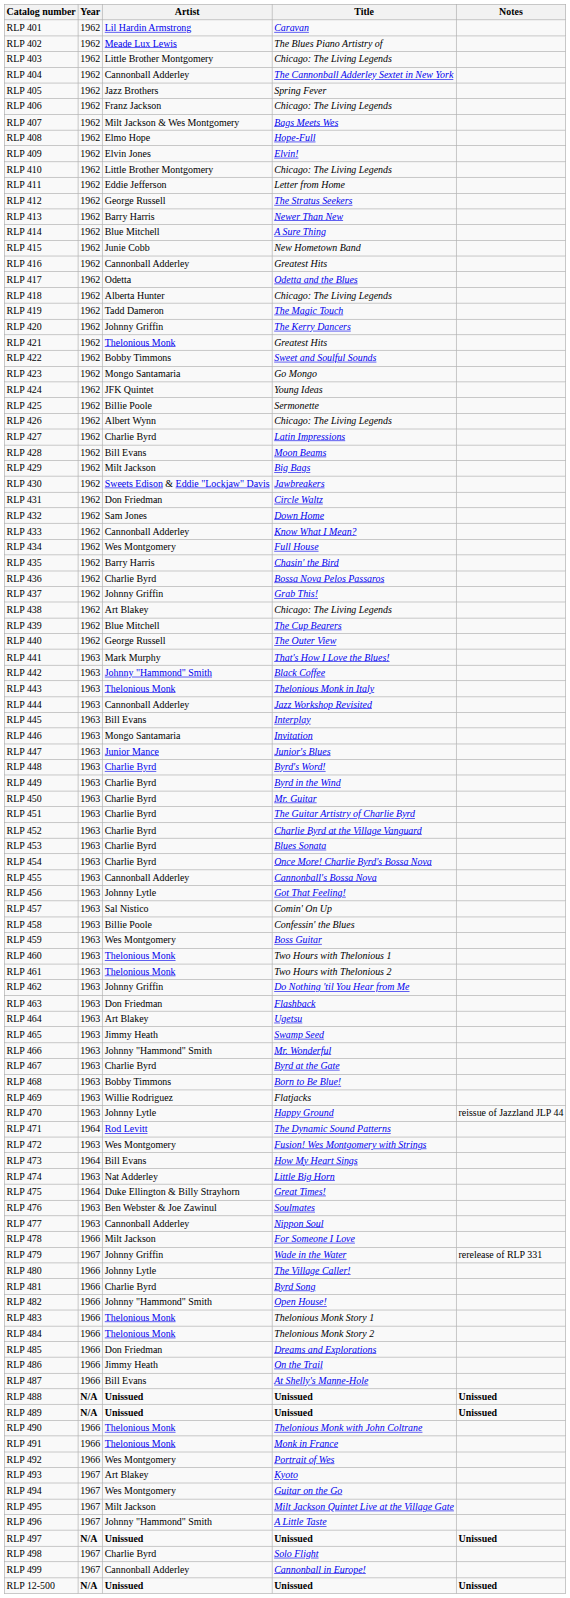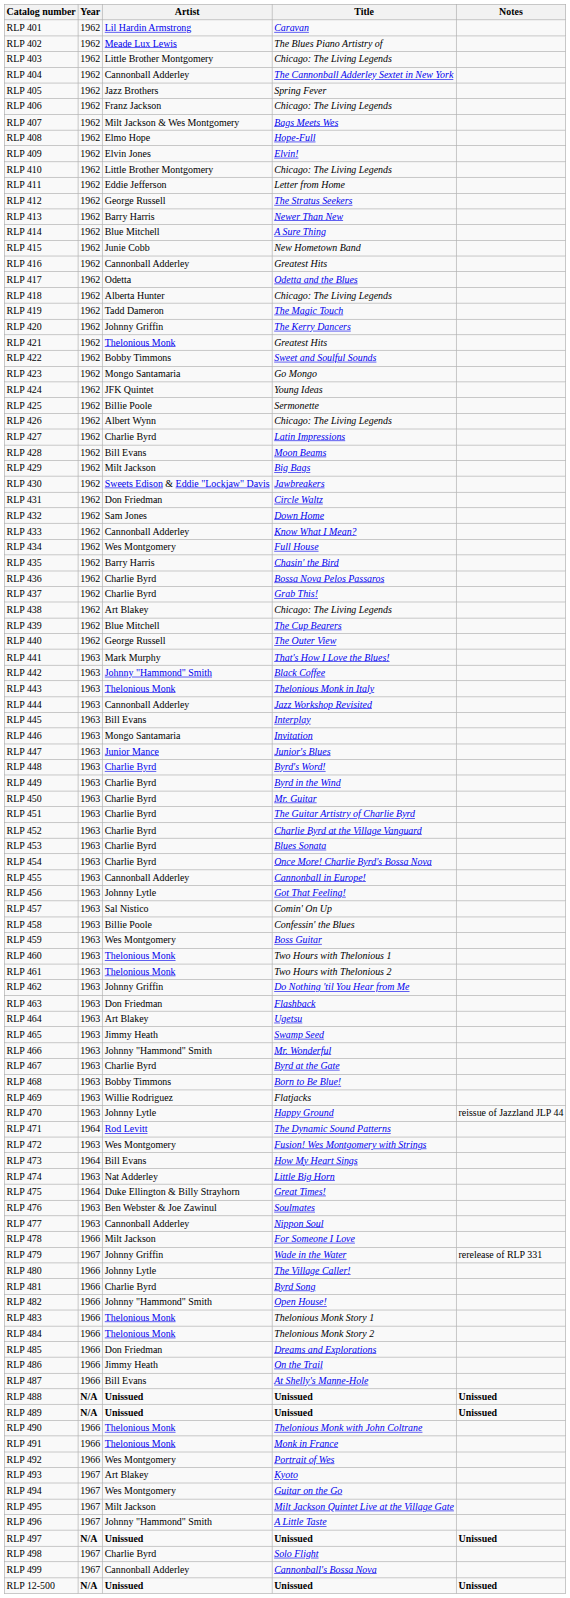(134, 594) Johnny Griffin -> (131, 594) Charlie Byrd
(325, 877) Cannonball's Bossa Nova -> (320, 877) Cannonball in Europe!
(320, 1569) Cannonball in Europe! -> (325, 1569) Cannonball's Bossa Nova
